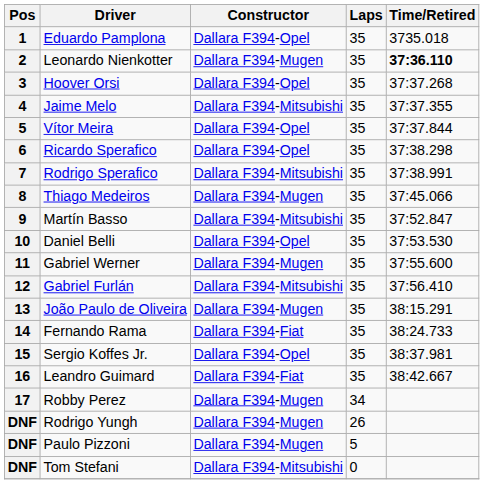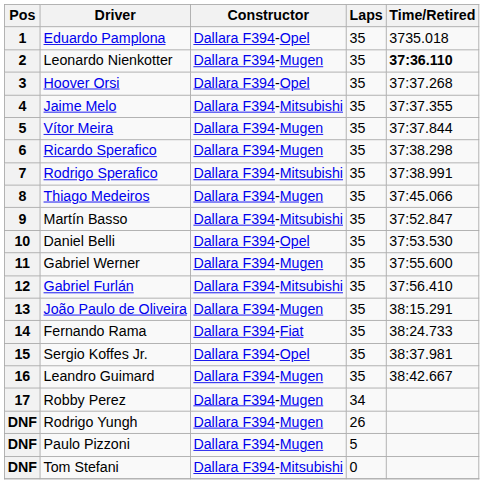(252, 128) Dallara F394-Opel -> (258, 128) Dallara F394-Mugen
(252, 151) Dallara F394-Opel -> (258, 151) Dallara F394-Mugen
(248, 377) Dallara F394-Fiat -> (258, 377) Dallara F394-Mugen
